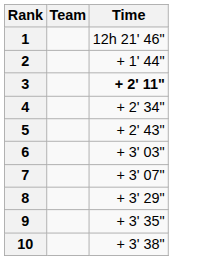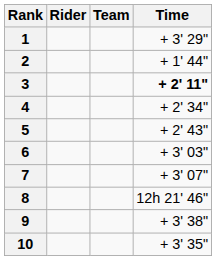+ column: (68, 15)
(129, 38) 12h 21' 46" -> (184, 38) + 3' 29"
(141, 198) + 3' 29" -> (172, 198) 12h 21' 46"
(141, 221) + 3' 35" -> (184, 221) + 3' 38"
(141, 244) + 3' 38" -> (184, 244) + 3' 35"
